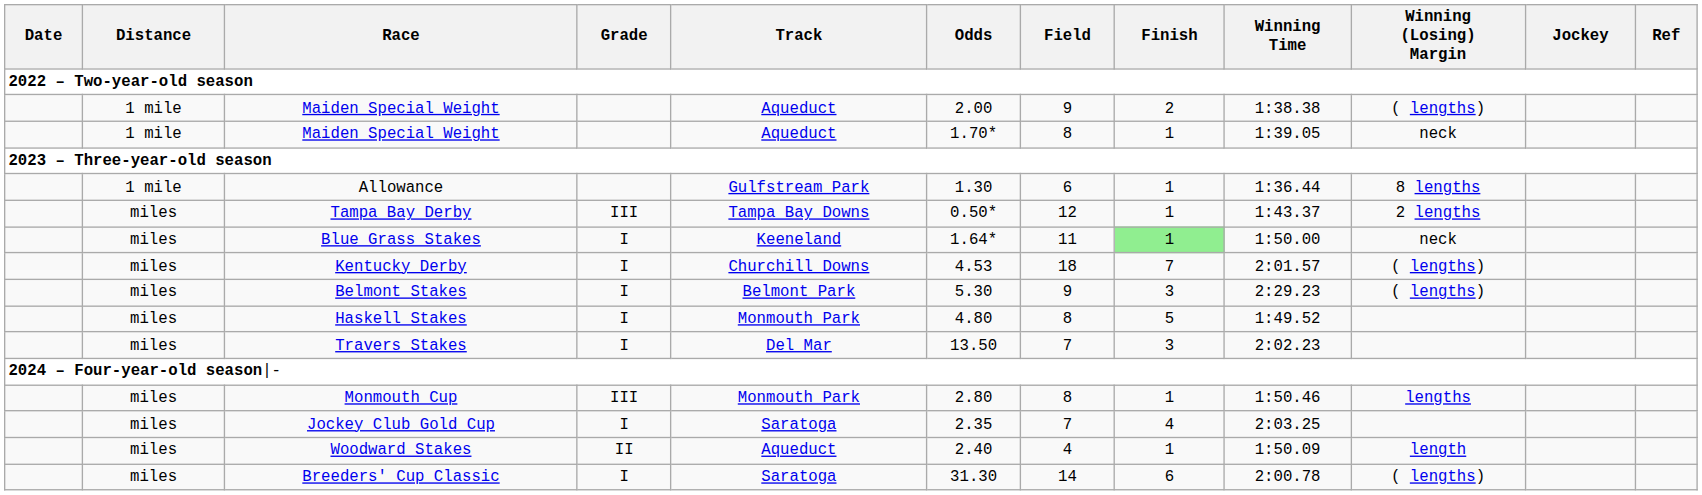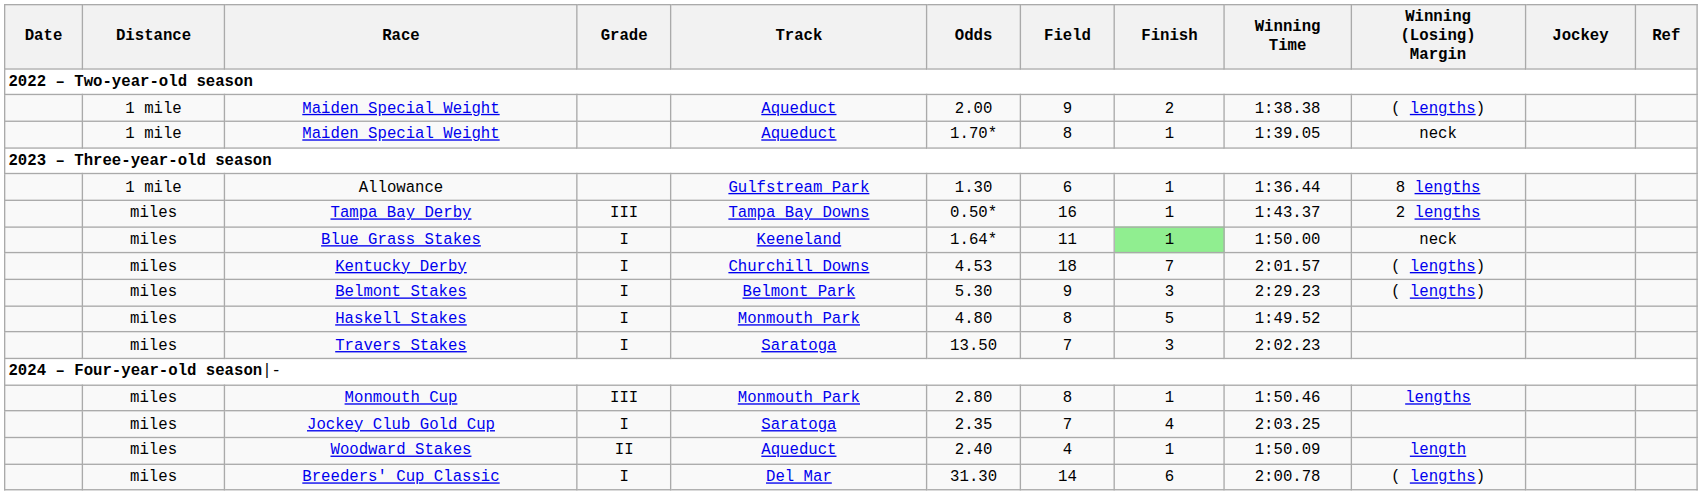(1067, 213) 12 -> (1067, 213) 16
(799, 345) Del Mar -> (799, 345) Saratoga
(799, 476) Saratoga -> (799, 476) Del Mar
